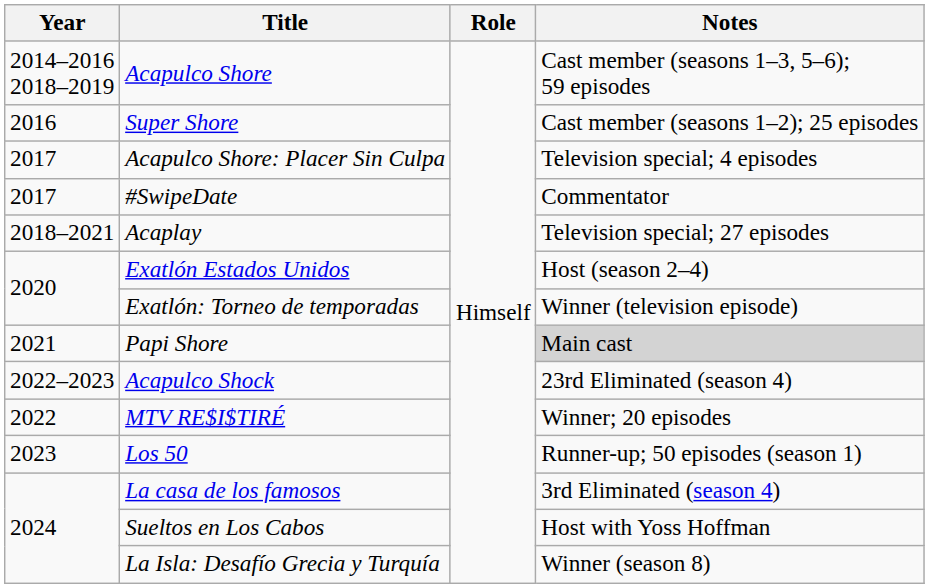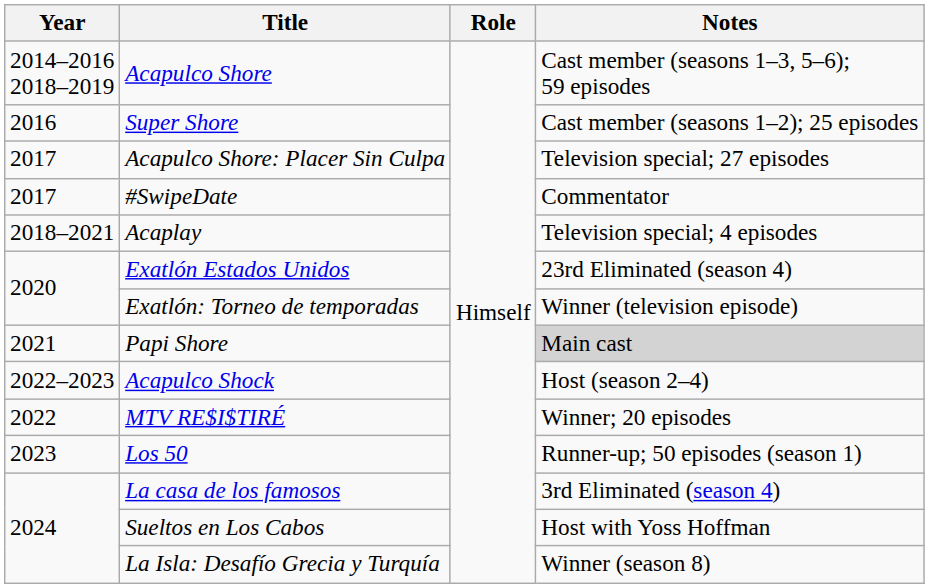(679, 159) Television special; 4 episodes -> (685, 159) Television special; 27 episodes
(685, 232) Television special; 27 episodes -> (679, 232) Television special; 4 episodes
(625, 269) Host (season 2–4) -> (667, 269) 23rd Eliminated (season 4)
(667, 380) 23rd Eliminated (season 4) -> (625, 380) Host (season 2–4)
